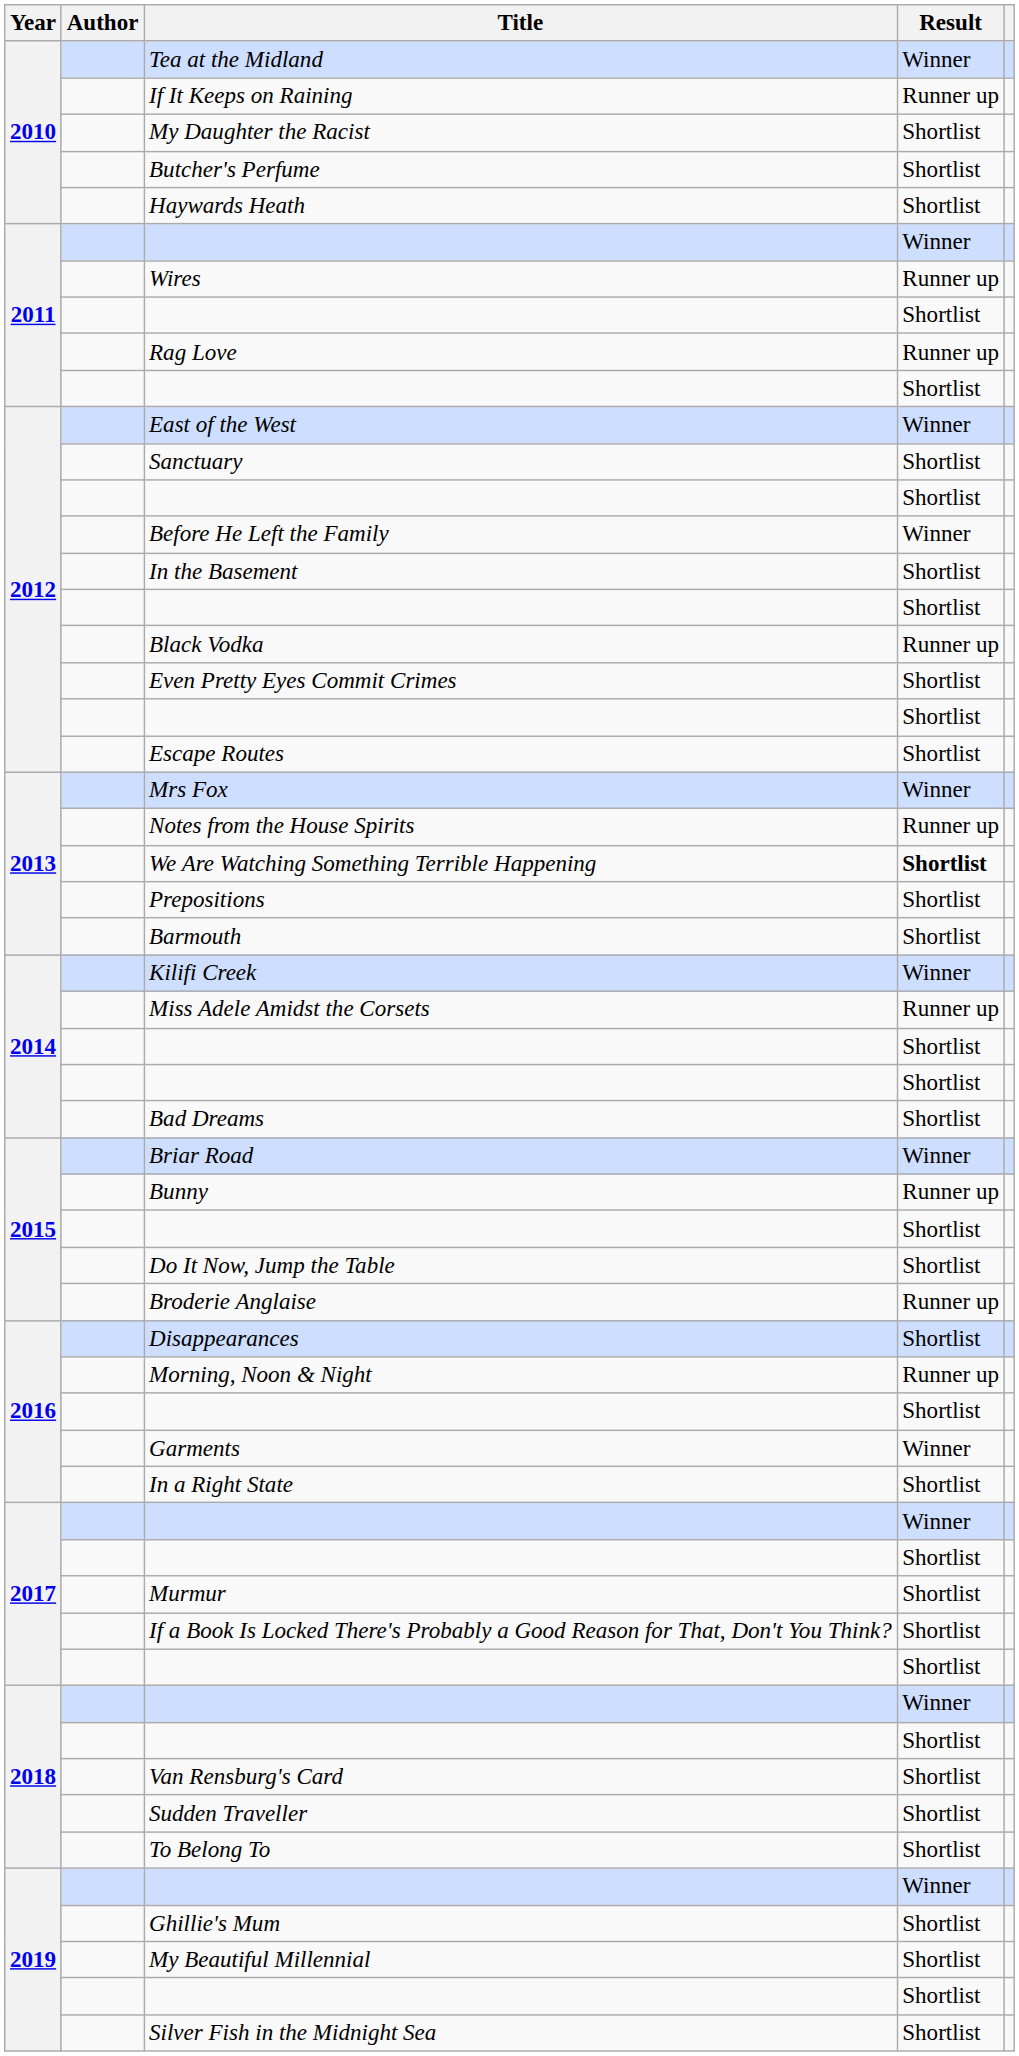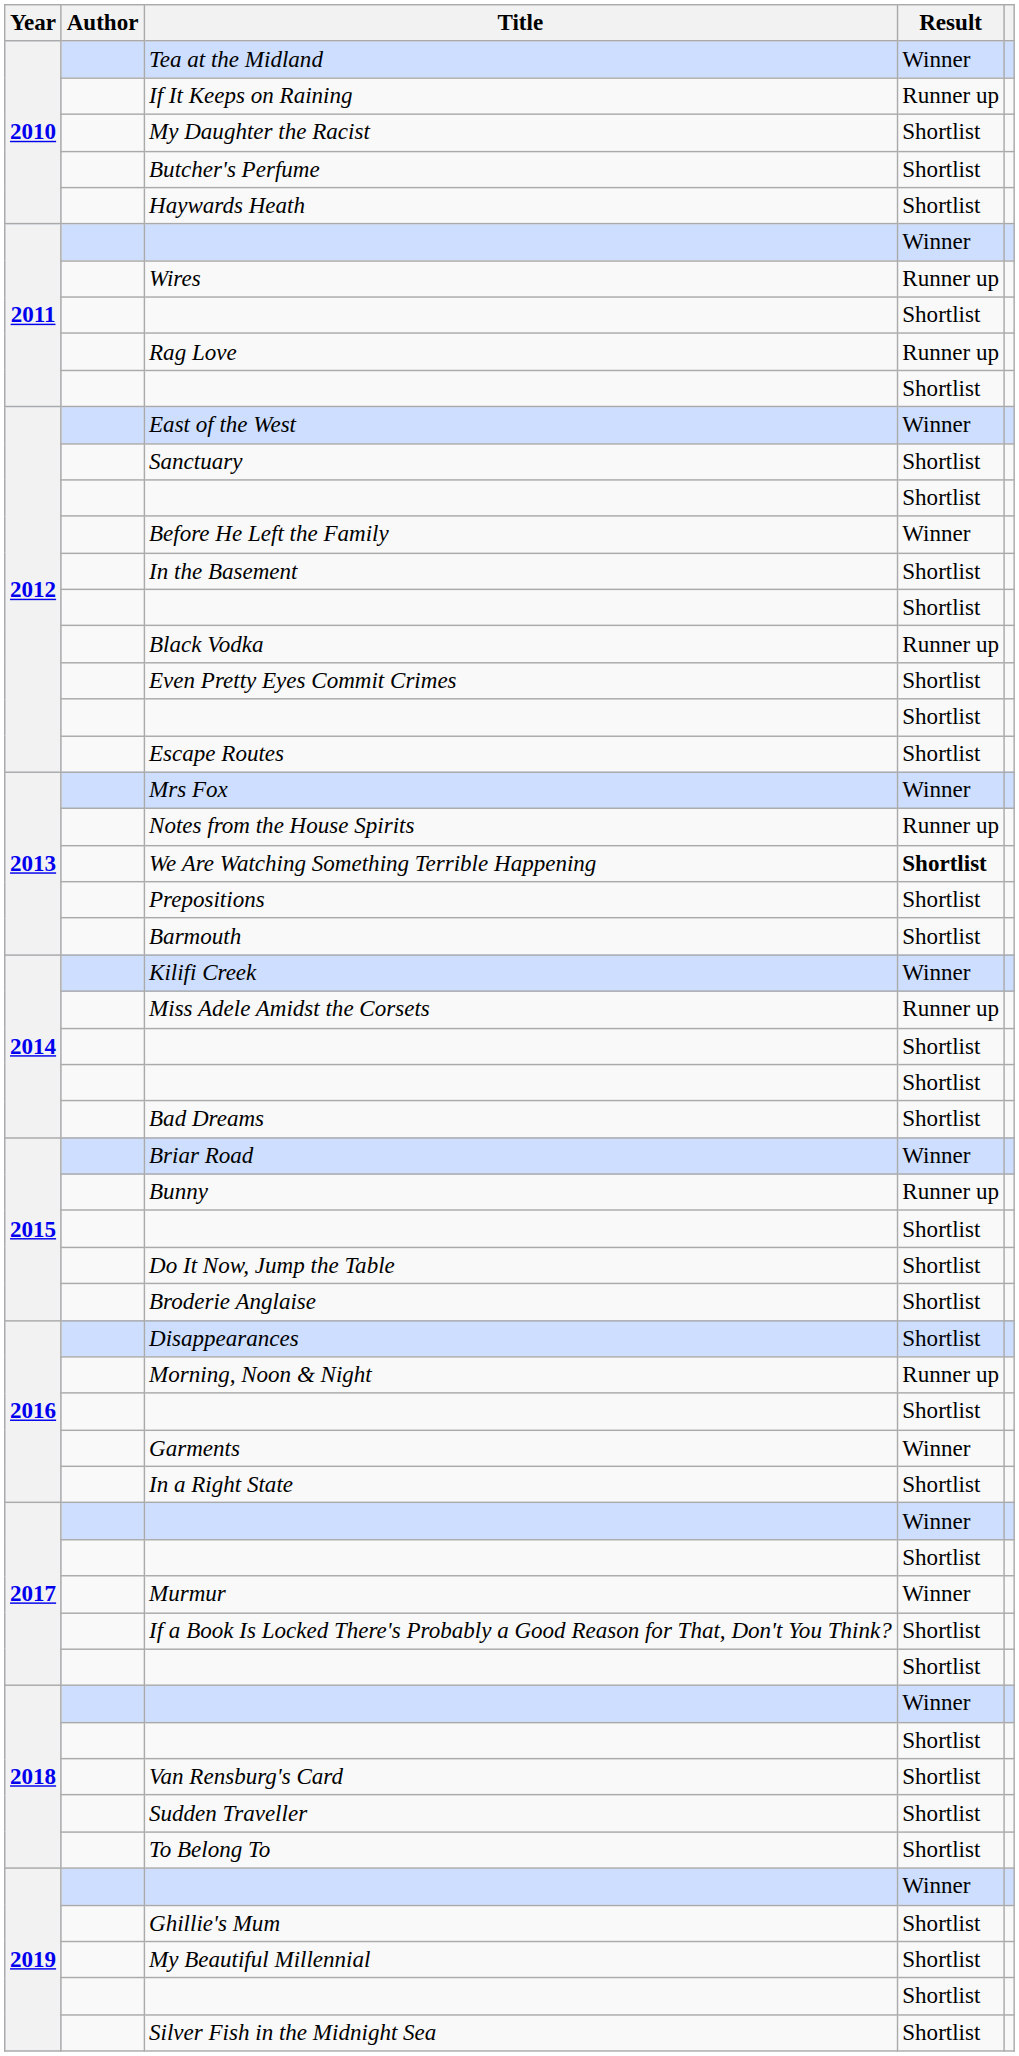(951, 1301) Runner up -> (941, 1301) Shortlist
(941, 1593) Shortlist -> (936, 1593) Winner
